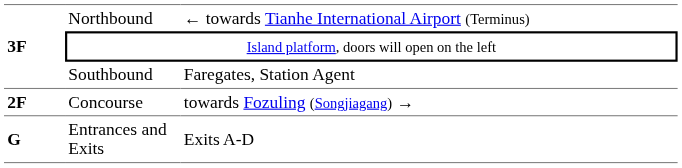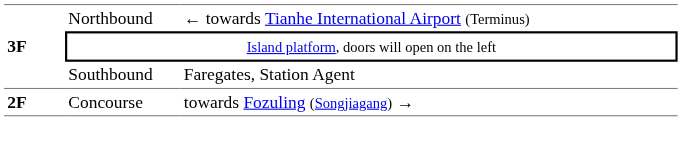- row: (117, 139)
